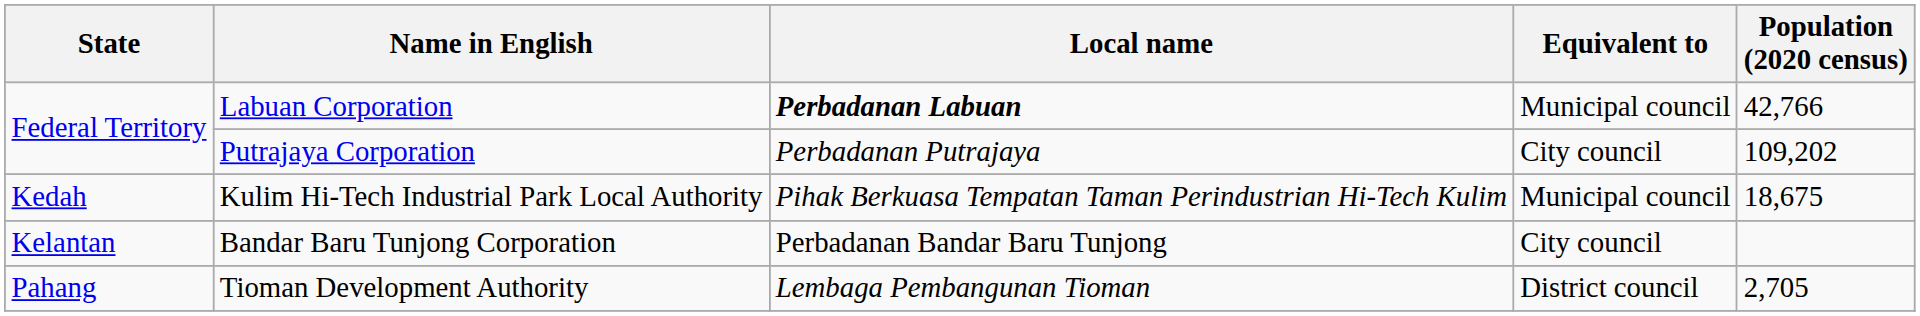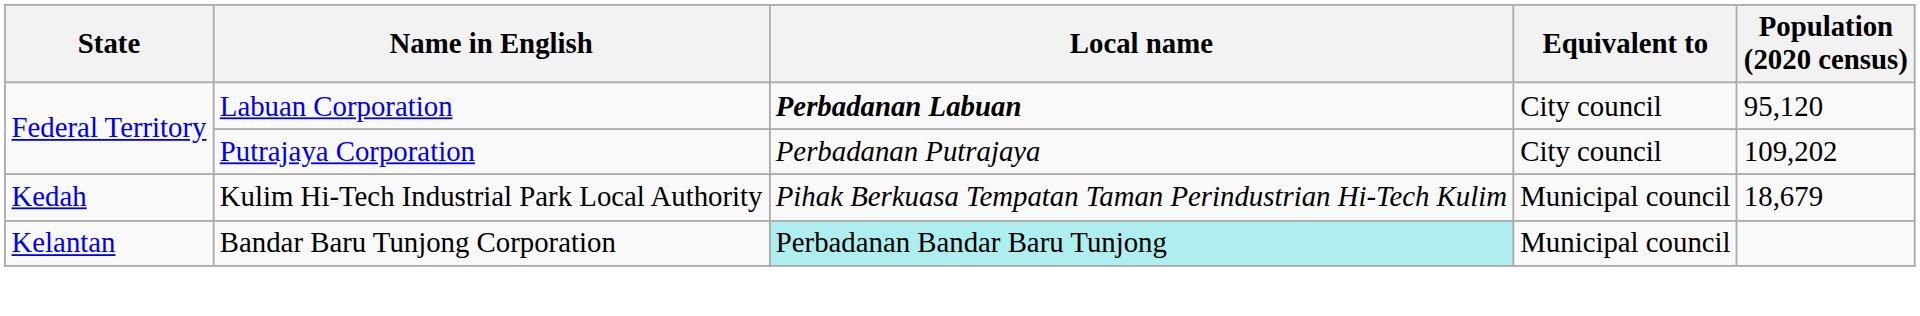(1625, 105) Municipal council -> (1591, 105) City council
(1783, 105) 42,766 -> (1783, 105) 95,120
(1783, 196) 18,675 -> (1783, 196) 18,679
(971, 242) no background -> (971, 242) paleturquoise background
(1591, 242) City council -> (1625, 242) Municipal council
- row: (404, 288)
